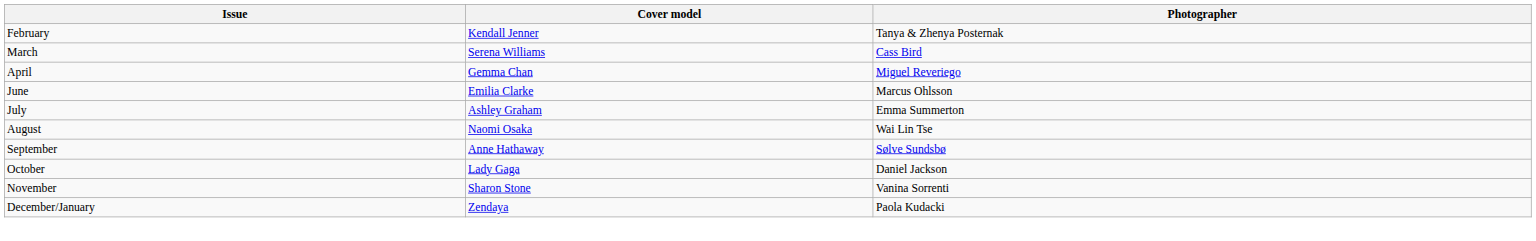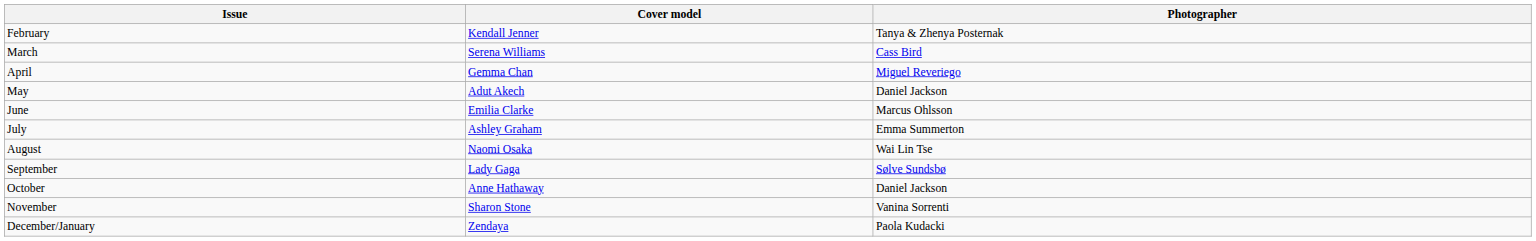+ row: (18, 91)
(506, 149) Anne Hathaway -> (494, 168) Lady Gaga
(494, 168) Lady Gaga -> (506, 188) Anne Hathaway
